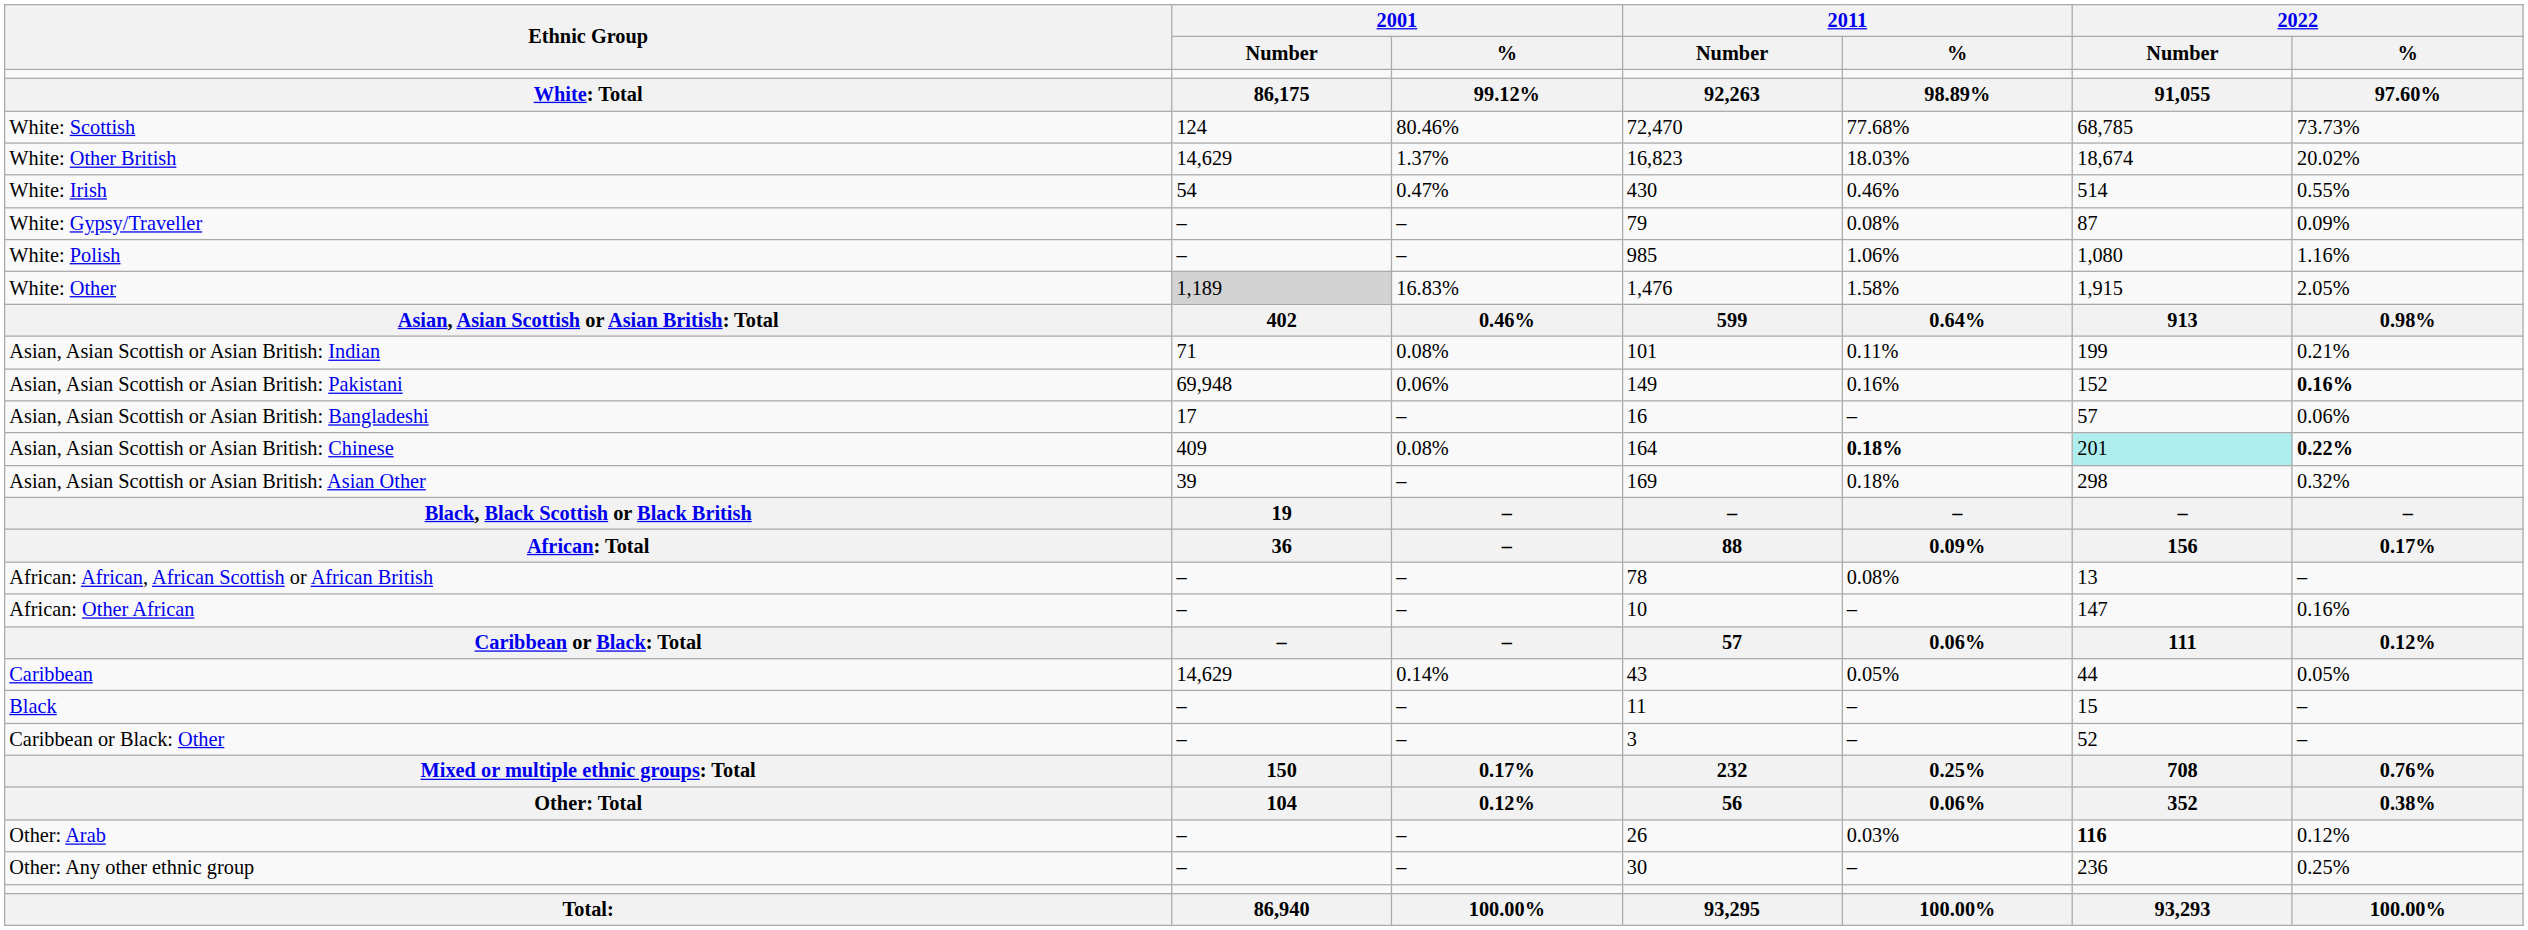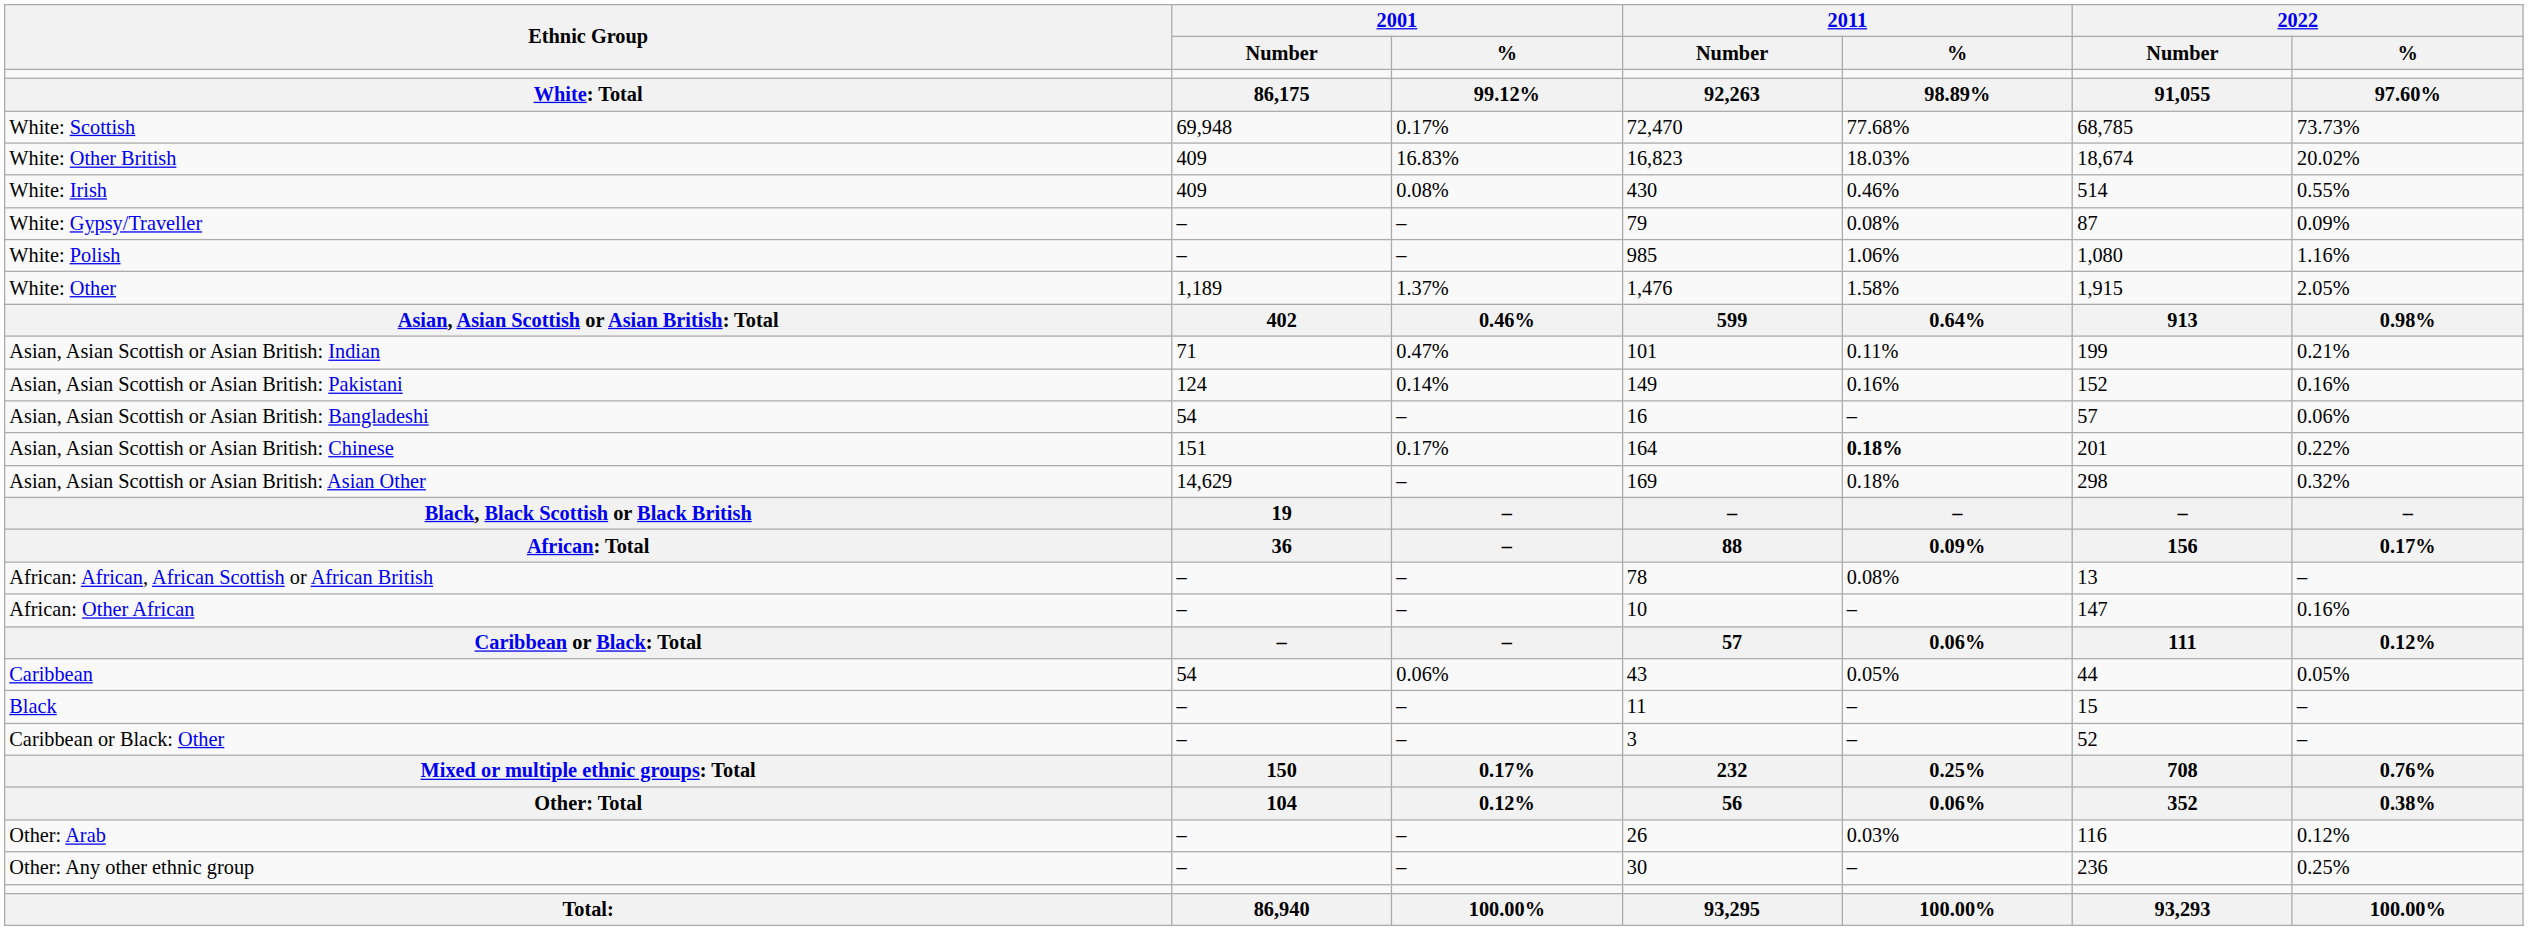(1192, 126) 124 -> (1204, 126) 69,948
(1428, 126) 80.46% -> (1423, 126) 0.17%
(1204, 158) 14,629 -> (1192, 158) 409
(1423, 158) 1.37% -> (1428, 158) 16.83%
(1187, 191) 54 -> (1192, 191) 409
(1423, 191) 0.47% -> (1423, 191) 0.08%
(1199, 287) lightgrey background -> (1199, 287) no background
(1428, 287) 16.83% -> (1423, 287) 1.37%
(1423, 352) 0.08% -> (1423, 352) 0.47%
(1204, 384) 69,948 -> (1192, 384) 124
(1423, 384) 0.06% -> (1423, 384) 0.14%
(2325, 384) bold -> (2323, 384) normal
(1187, 416) 17 -> (1187, 416) 54
(1192, 448) 409 -> (1192, 448) 151
(1423, 448) 0.08% -> (1423, 448) 0.17%
(2092, 448) paleturquoise background -> (2092, 448) no background
(2325, 448) bold -> (2323, 448) normal
(1187, 481) 39 -> (1204, 481) 14,629
(1204, 674) 14,629 -> (1187, 674) 54
(1423, 674) 0.14% -> (1423, 674) 0.06%
(2092, 835) bold -> (2092, 835) normal
